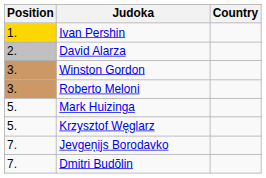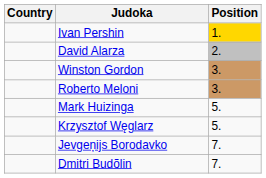columns swapped: (30, 13) <-> (235, 13)
